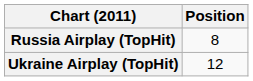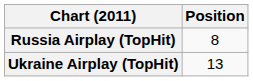(215, 64) 12 -> (215, 64) 13
